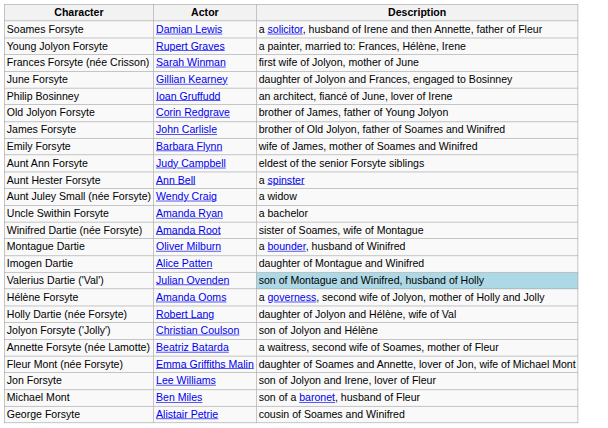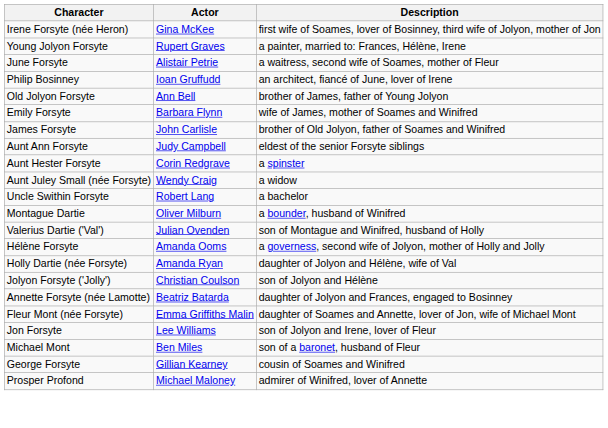- row: (45, 29)
+ row: (68, 29)
- row: (78, 63)
(192, 79) Gillian Kearney -> (187, 63) Alistair Petrie
(385, 79) daughter of Jolyon and Frances, engaged to Bosinney -> (379, 63) a waitress, second wife of Soames, mother of Fleur
(193, 113) Corin Redgrave -> (176, 96) Ann Bell
rows swapped: (41, 130) <-> (39, 146)
(176, 180) Ann Bell -> (193, 163) Corin Redgrave
(189, 213) Amanda Ryan -> (185, 197) Robert Lang
- row: (75, 230)
- row: (40, 264)
(371, 280) lightblue background -> (371, 230) no background
(185, 314) Robert Lang -> (189, 264) Amanda Ryan
(379, 347) a waitress, second wife of Soames, mother of Fleur -> (385, 297) daughter of Jolyon and Frances, engaged to Bosinney
(187, 414) Alistair Petrie -> (192, 364) Gillian Kearney
+ row: (45, 381)
